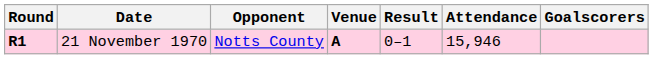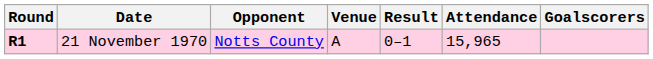(336, 42) bold -> (336, 42) normal
(473, 42) 15,946 -> (473, 42) 15,965
